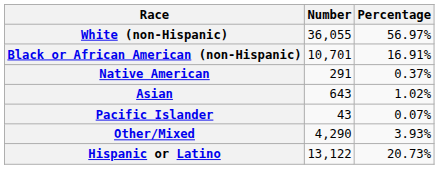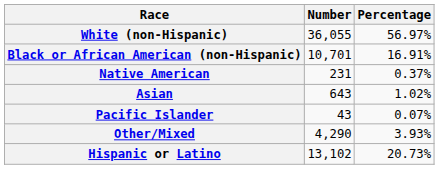(341, 74) 291 -> (341, 74) 231
(330, 154) 13,122 -> (330, 154) 13,102
